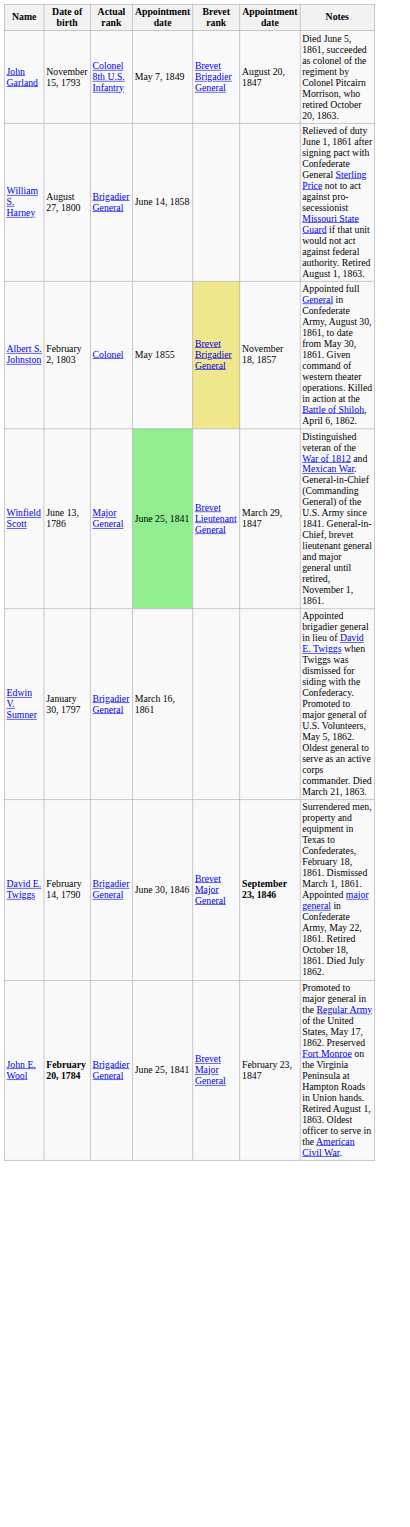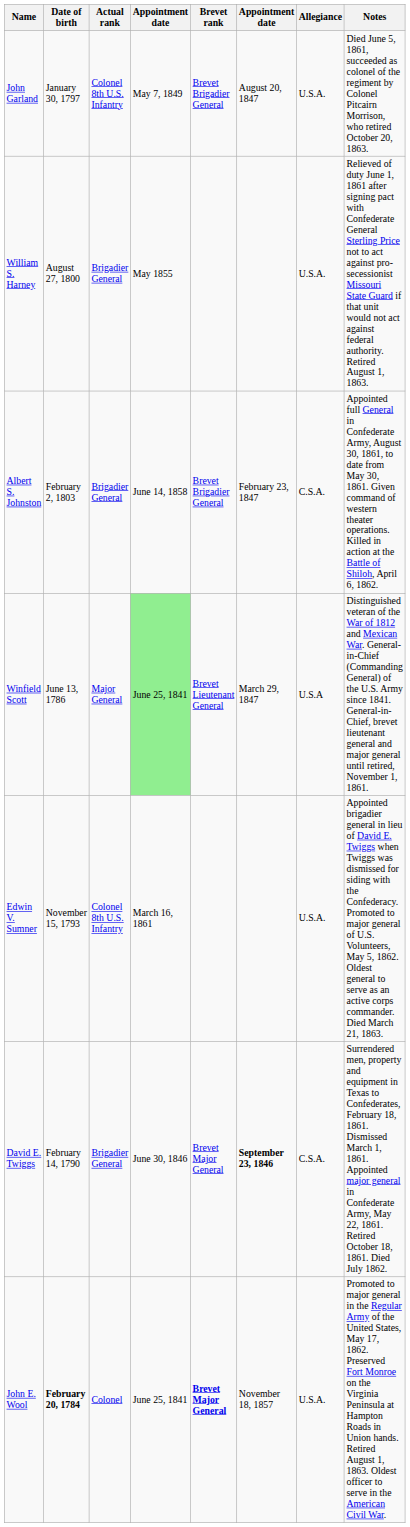+ column: (320, 17)
(67, 77) November 15, 1793 -> (63, 93) January 30, 1797
(162, 202) June 14, 1858 -> (153, 273) May 1855
(108, 355) Colonel -> (110, 492) Brigadier General
(155, 355) May 1855 -> (160, 492) June 14, 1858
(213, 355) khaki background -> (211, 492) no background
(263, 355) November 18, 1857 -> (264, 492) February 23, 1847
(63, 704) January 30, 1797 -> (66, 918) November 15, 1793
(111, 704) Brigadier General -> (108, 918) Colonel 8th U.S. Infantry
(111, 1070) Brigadier General -> (107, 1399) Colonel
(210, 1070) normal -> (209, 1399) bold
(267, 1070) February 23, 1847 -> (259, 1399) November 18, 1857
